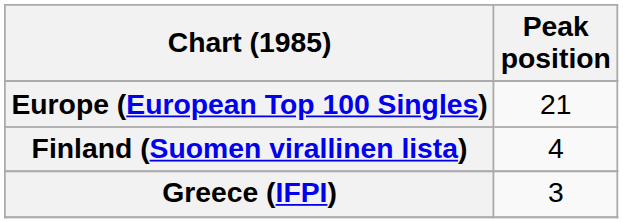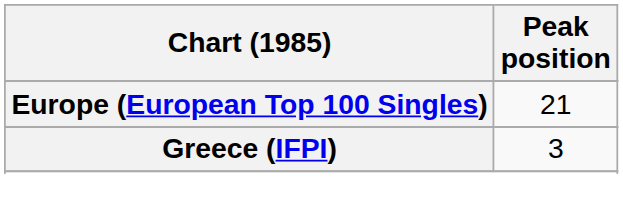- row: (250, 148)
